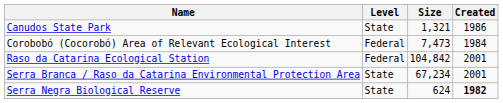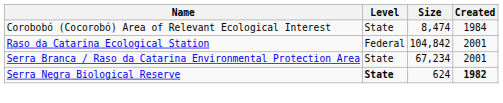- row: (59, 28)
(385, 44) Federal -> (379, 28) State
(436, 44) 7,473 -> (436, 28) 8,474
(379, 91) normal -> (379, 75) bold
